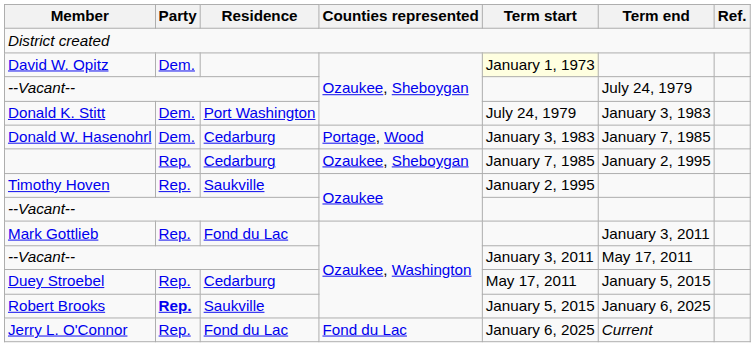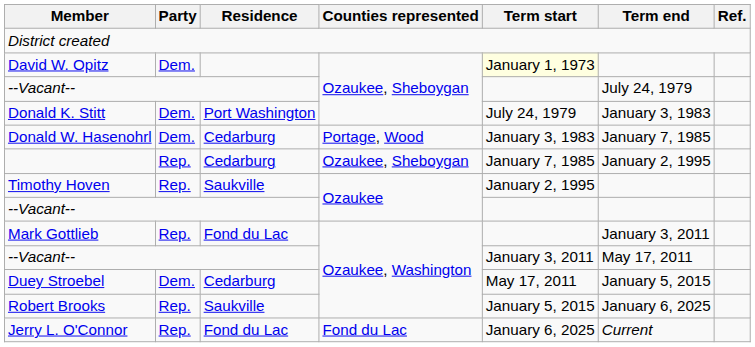(175, 281) Rep. -> (177, 281) Dem.
(175, 305) bold -> (175, 305) normal
